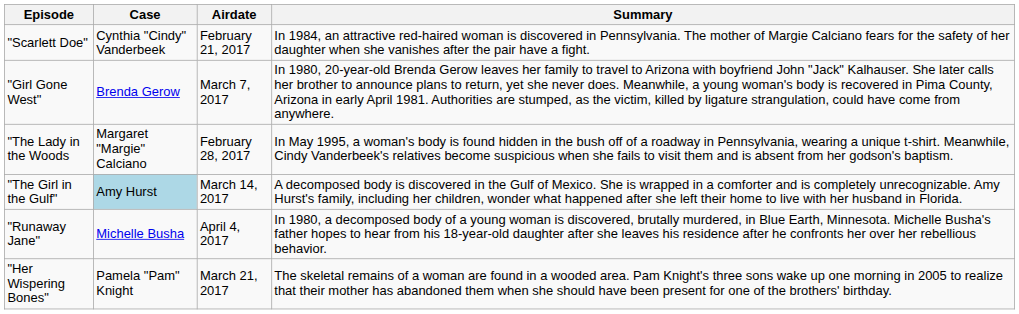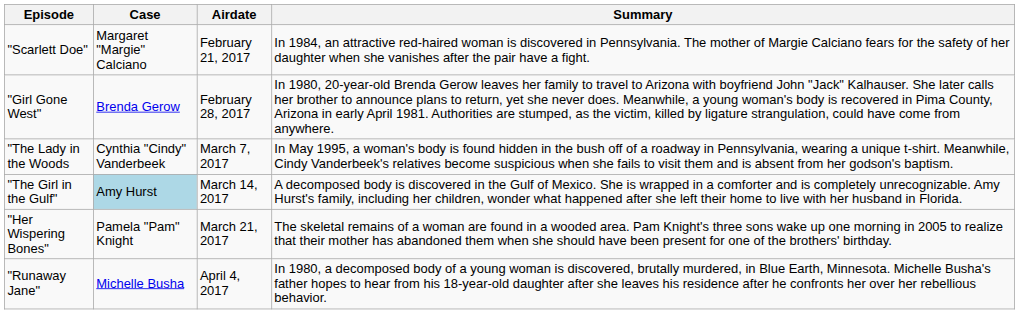(141, 42) Cynthia "Cindy" Vanderbeek -> (122, 49) Margaret "Margie" Calciano
(225, 92) March 7, 2017 -> (226, 106) February 28, 2017
(122, 149) Margaret "Margie" Calciano -> (141, 156) Cynthia "Cindy" Vanderbeek
(226, 149) February 28, 2017 -> (225, 156) March 7, 2017
rows swapped: (36, 283) <-> (37, 234)
